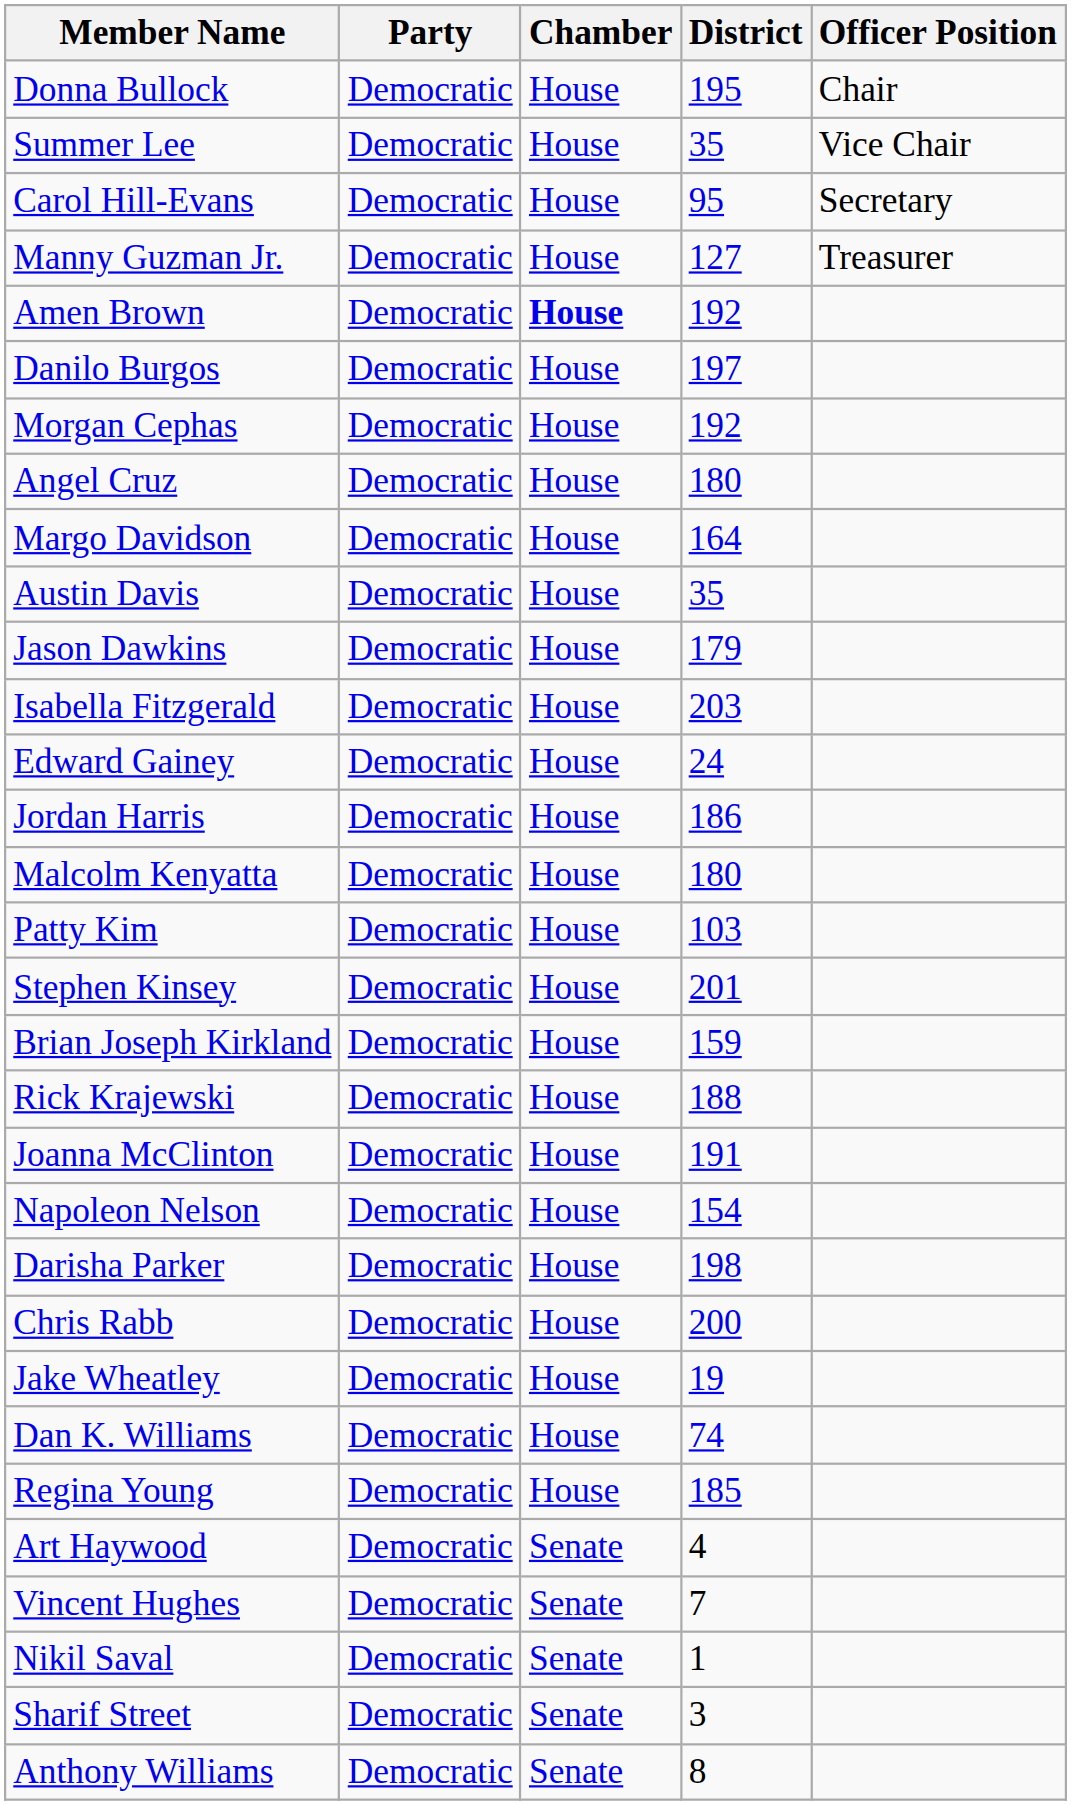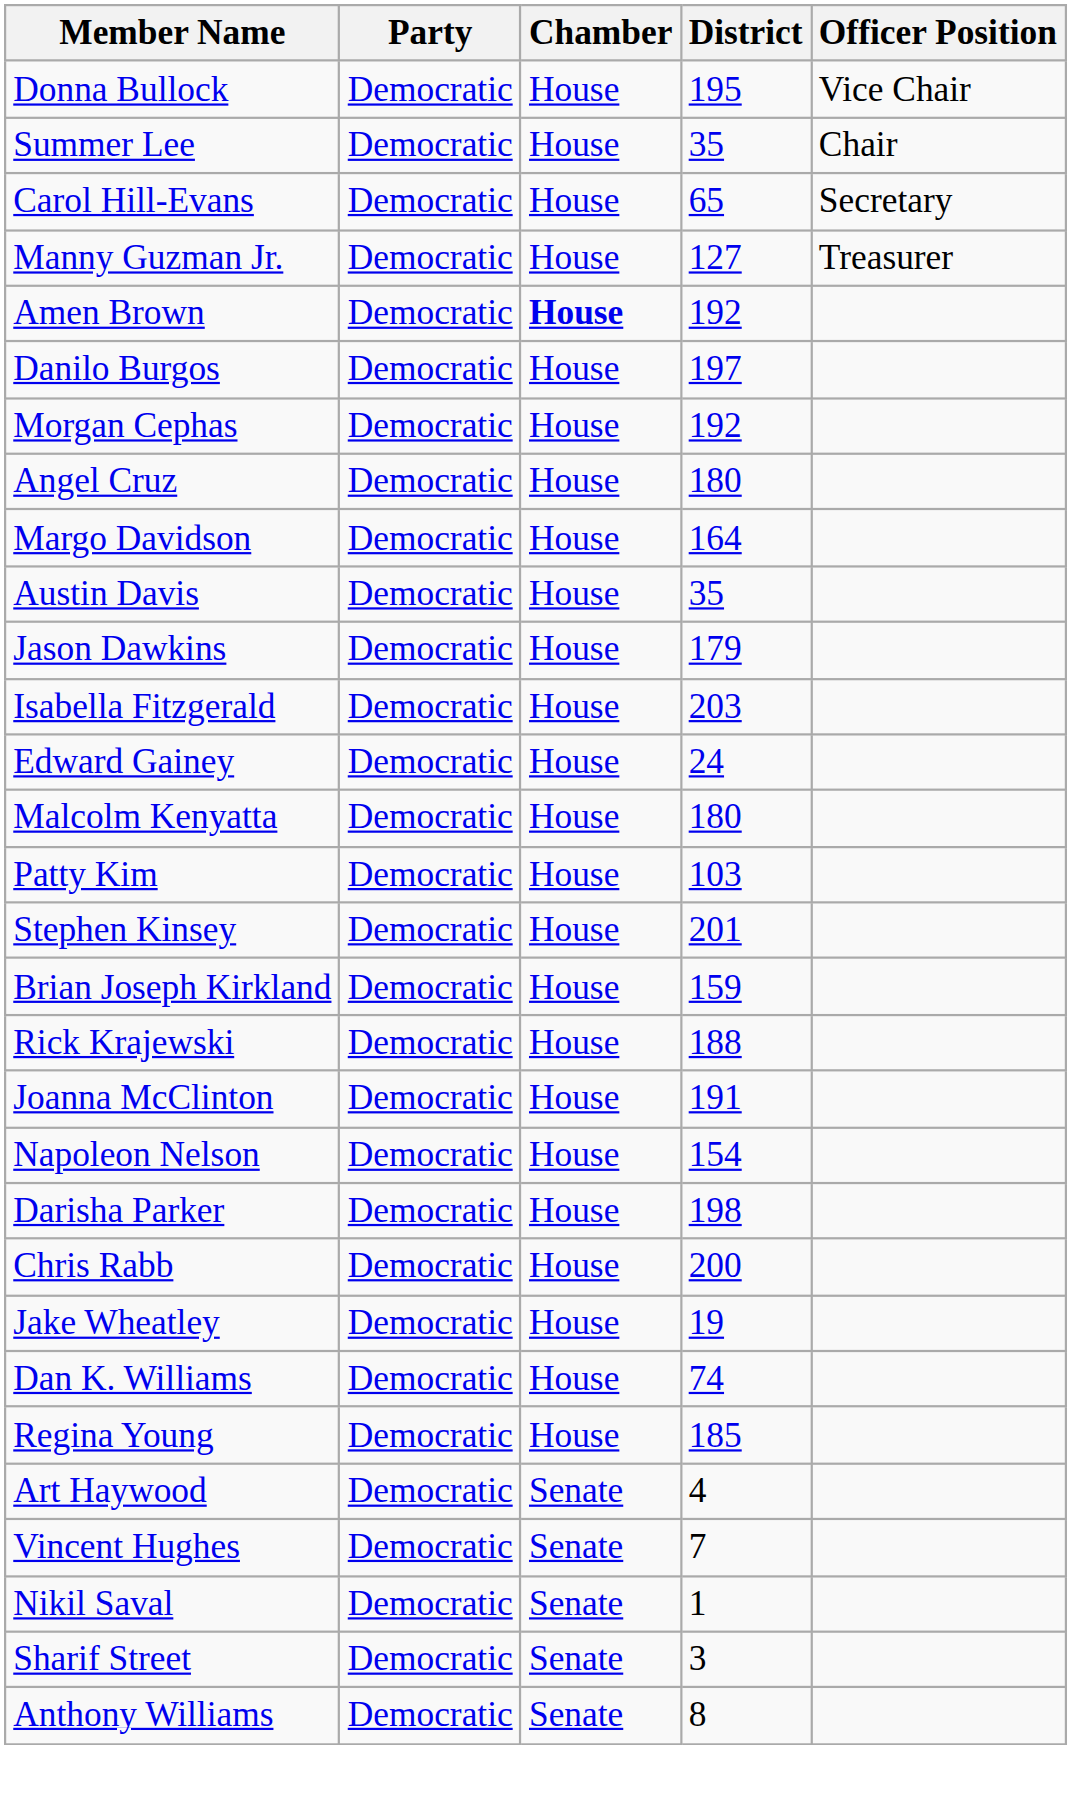(858, 88) Chair -> (895, 88) Vice Chair
(895, 144) Vice Chair -> (858, 144) Chair
(706, 200) 95 -> (706, 200) 65
- row: (109, 817)
